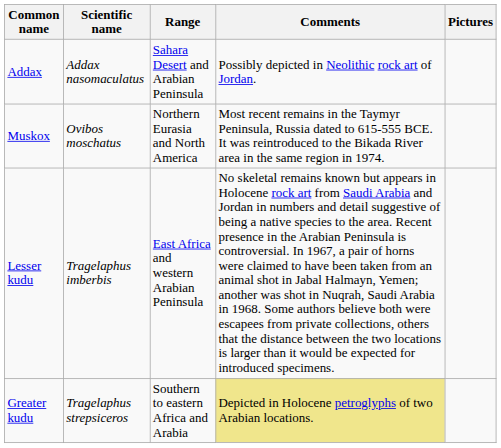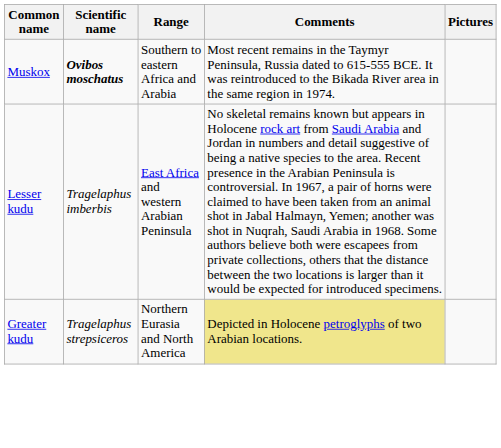- row: (25, 71)
(94, 136) normal -> (95, 71) bold
(179, 136) Northern Eurasia and North America -> (171, 71) Southern to eastern Africa and Arabia
(180, 410) Southern to eastern Africa and Arabia -> (167, 331) Northern Eurasia and North America
